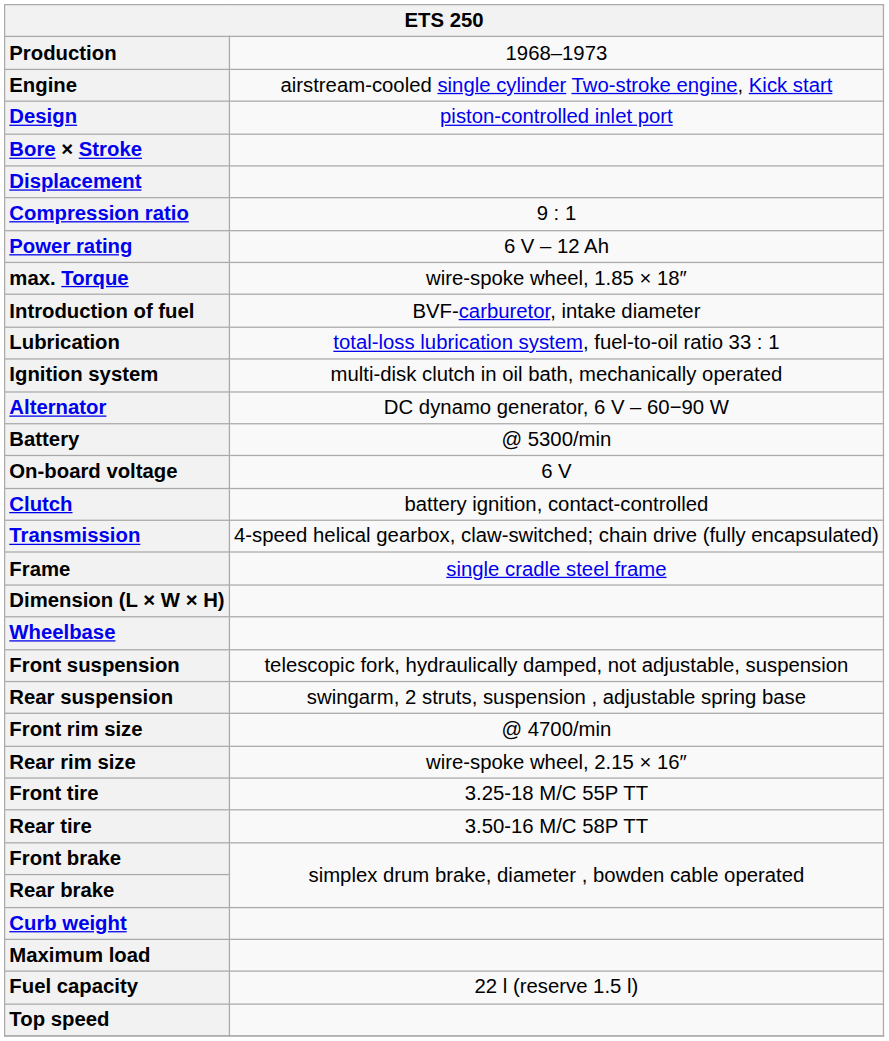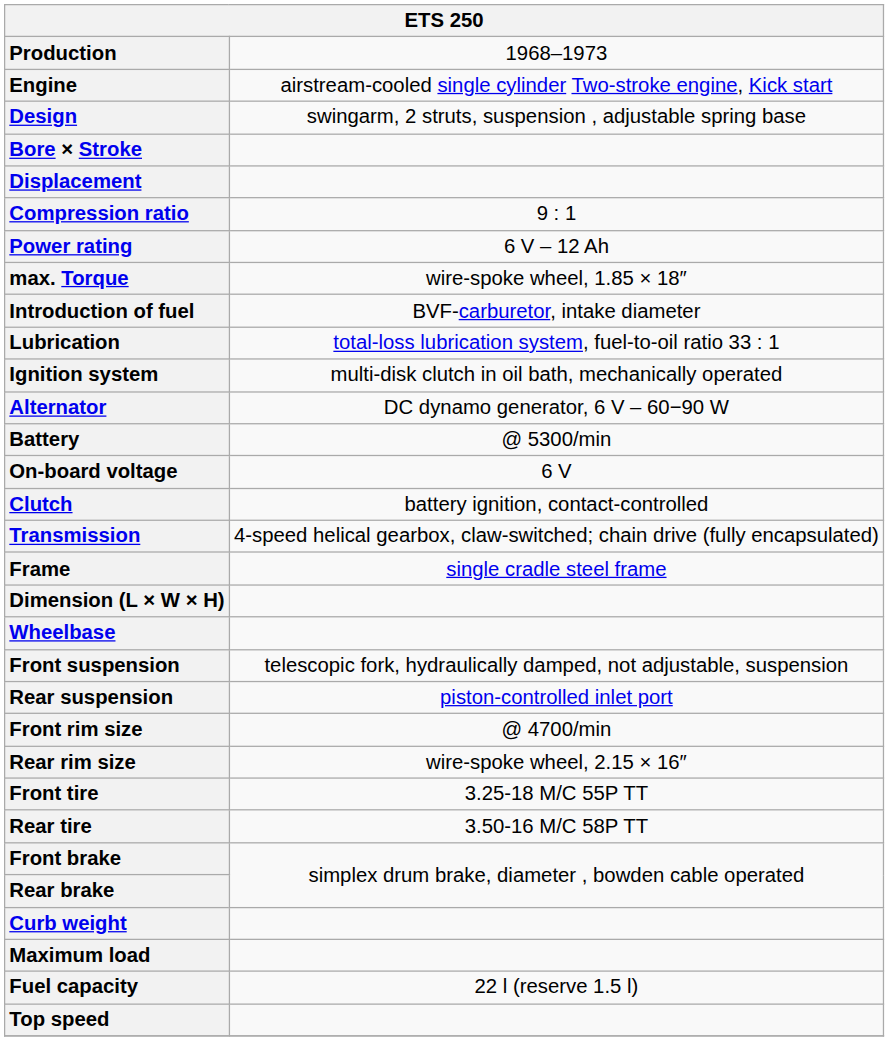(556, 117) piston-controlled inlet port -> (556, 117) swingarm, 2 struts, suspension , adjustable spring base
(556, 697) swingarm, 2 struts, suspension , adjustable spring base -> (556, 697) piston-controlled inlet port
